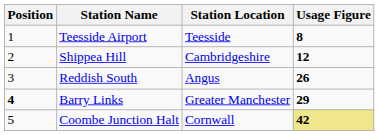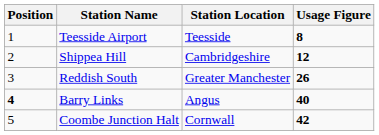(202, 78) Angus -> (238, 78) Greater Manchester
(238, 99) Greater Manchester -> (202, 99) Angus
(303, 99) 29 -> (303, 99) 40
(303, 120) khaki background -> (303, 120) no background
